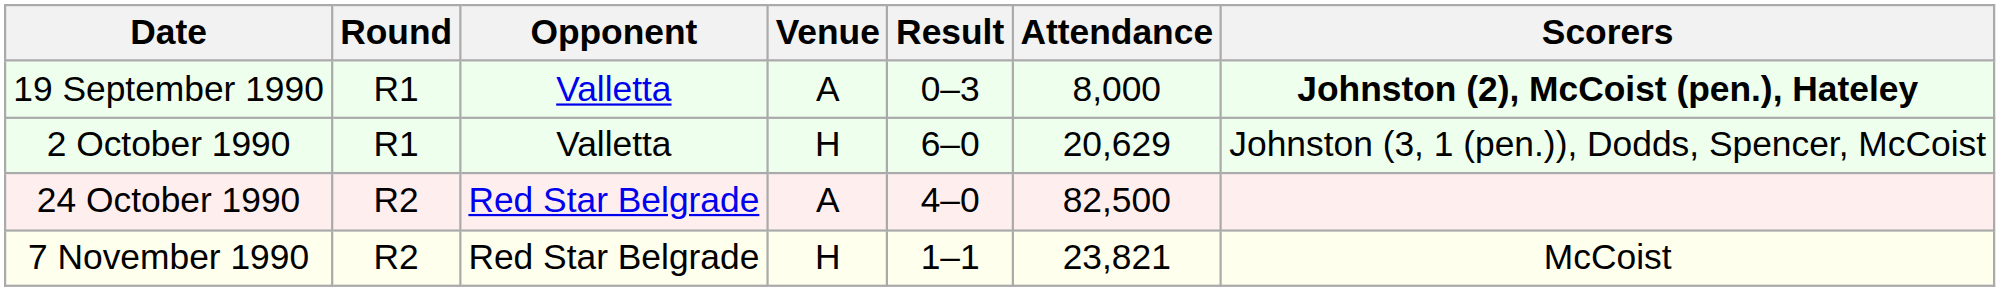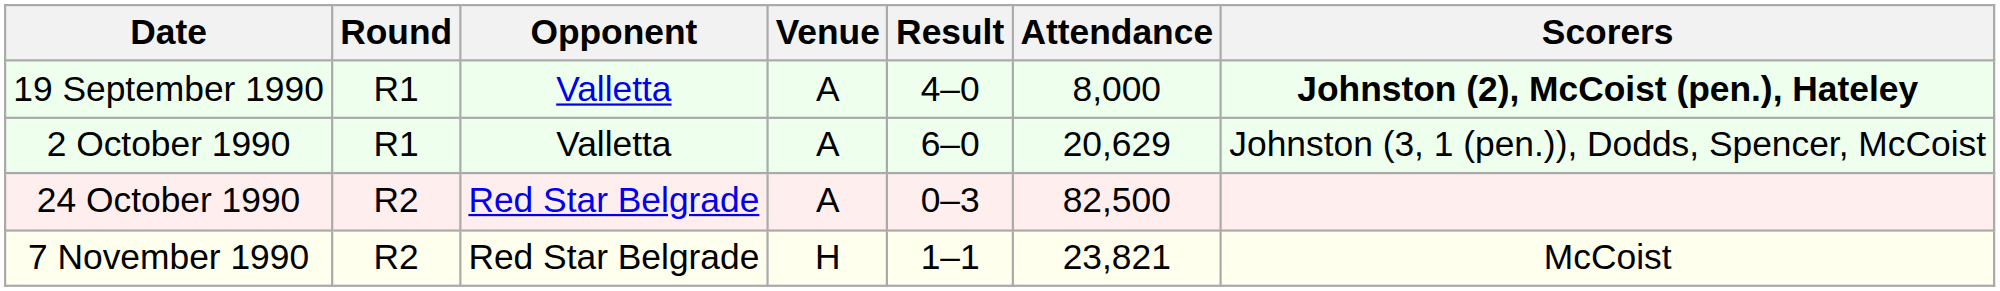(950, 88) 0–3 -> (950, 88) 4–0
(828, 144) H -> (828, 144) A
(950, 200) 4–0 -> (950, 200) 0–3
